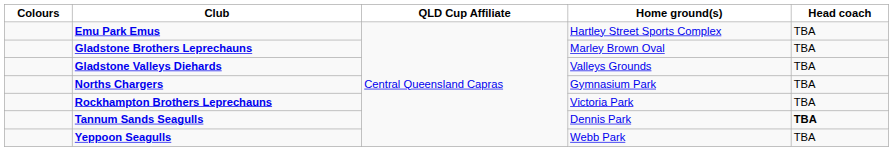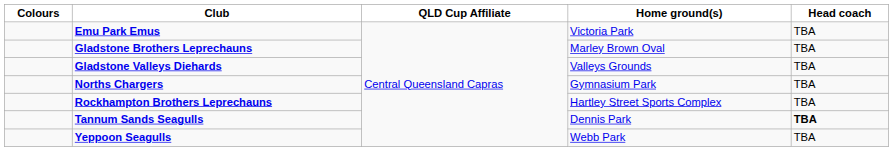(646, 31) Hartley Street Sports Complex -> (602, 31) Victoria Park
(602, 102) Victoria Park -> (646, 102) Hartley Street Sports Complex
